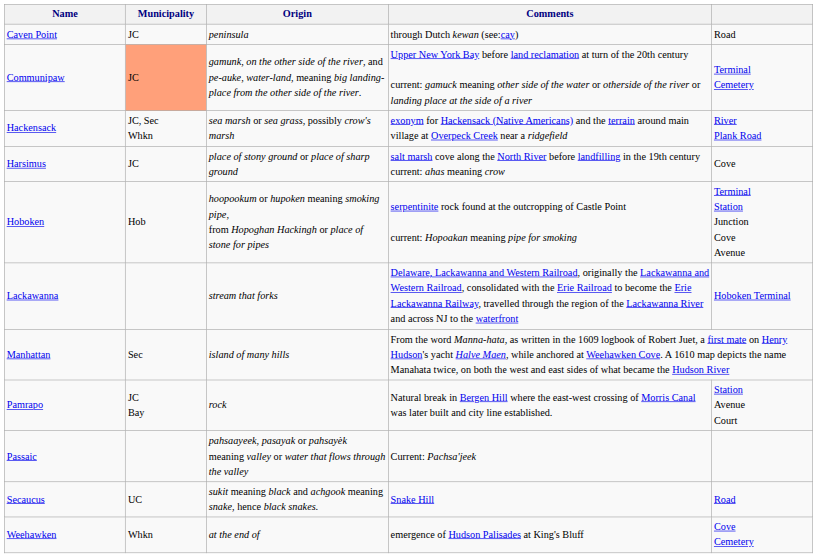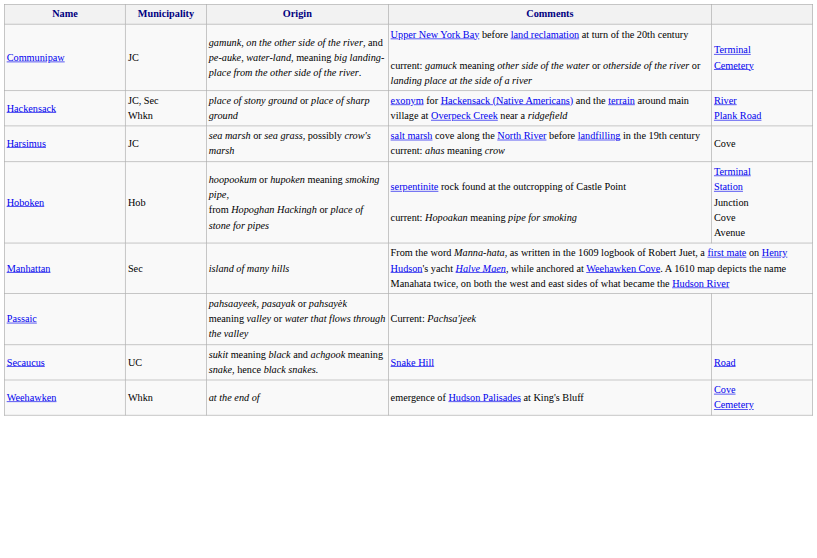- row: (32, 34)
(133, 77) lightsalmon background -> (133, 57) no background
(290, 128) sea marsh or sea grass, possibly crow's marsh -> (289, 108) place of stony ground or place of sharp ground
(289, 163) place of stony ground or place of sharp ground -> (290, 143) sea marsh or sea grass, possibly crow's marsh
- row: (33, 296)
- row: (25, 405)
